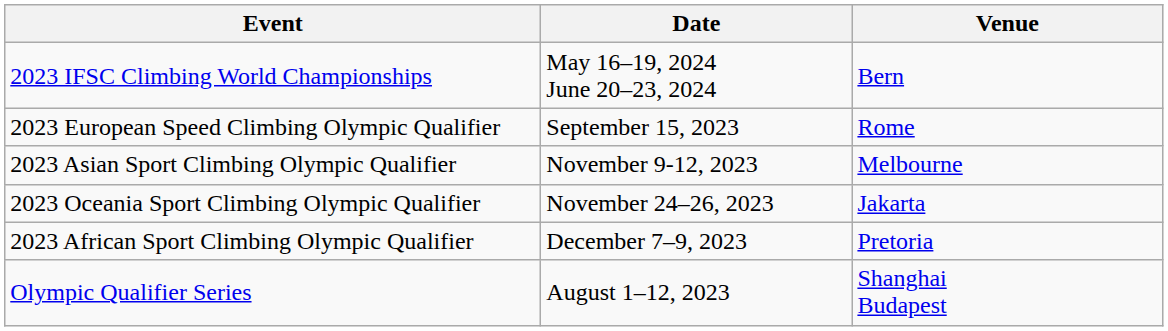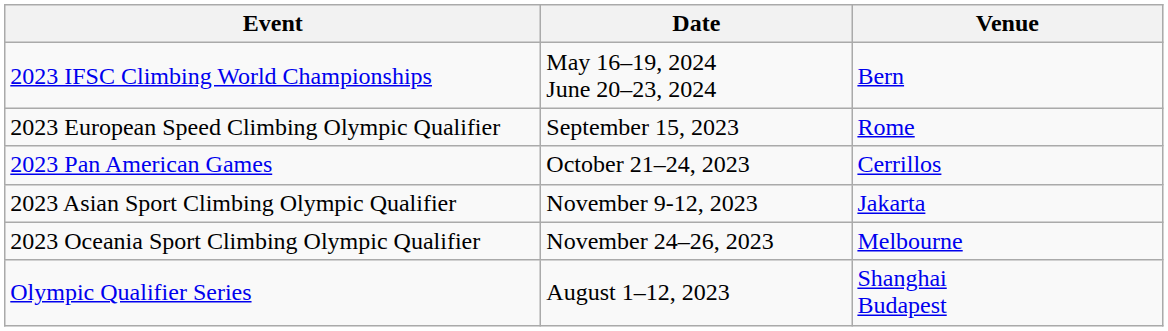+ row: (141, 164)
(910, 164) Melbourne -> (891, 202) Jakarta
(891, 202) Jakarta -> (910, 240) Melbourne
- row: (242, 240)
